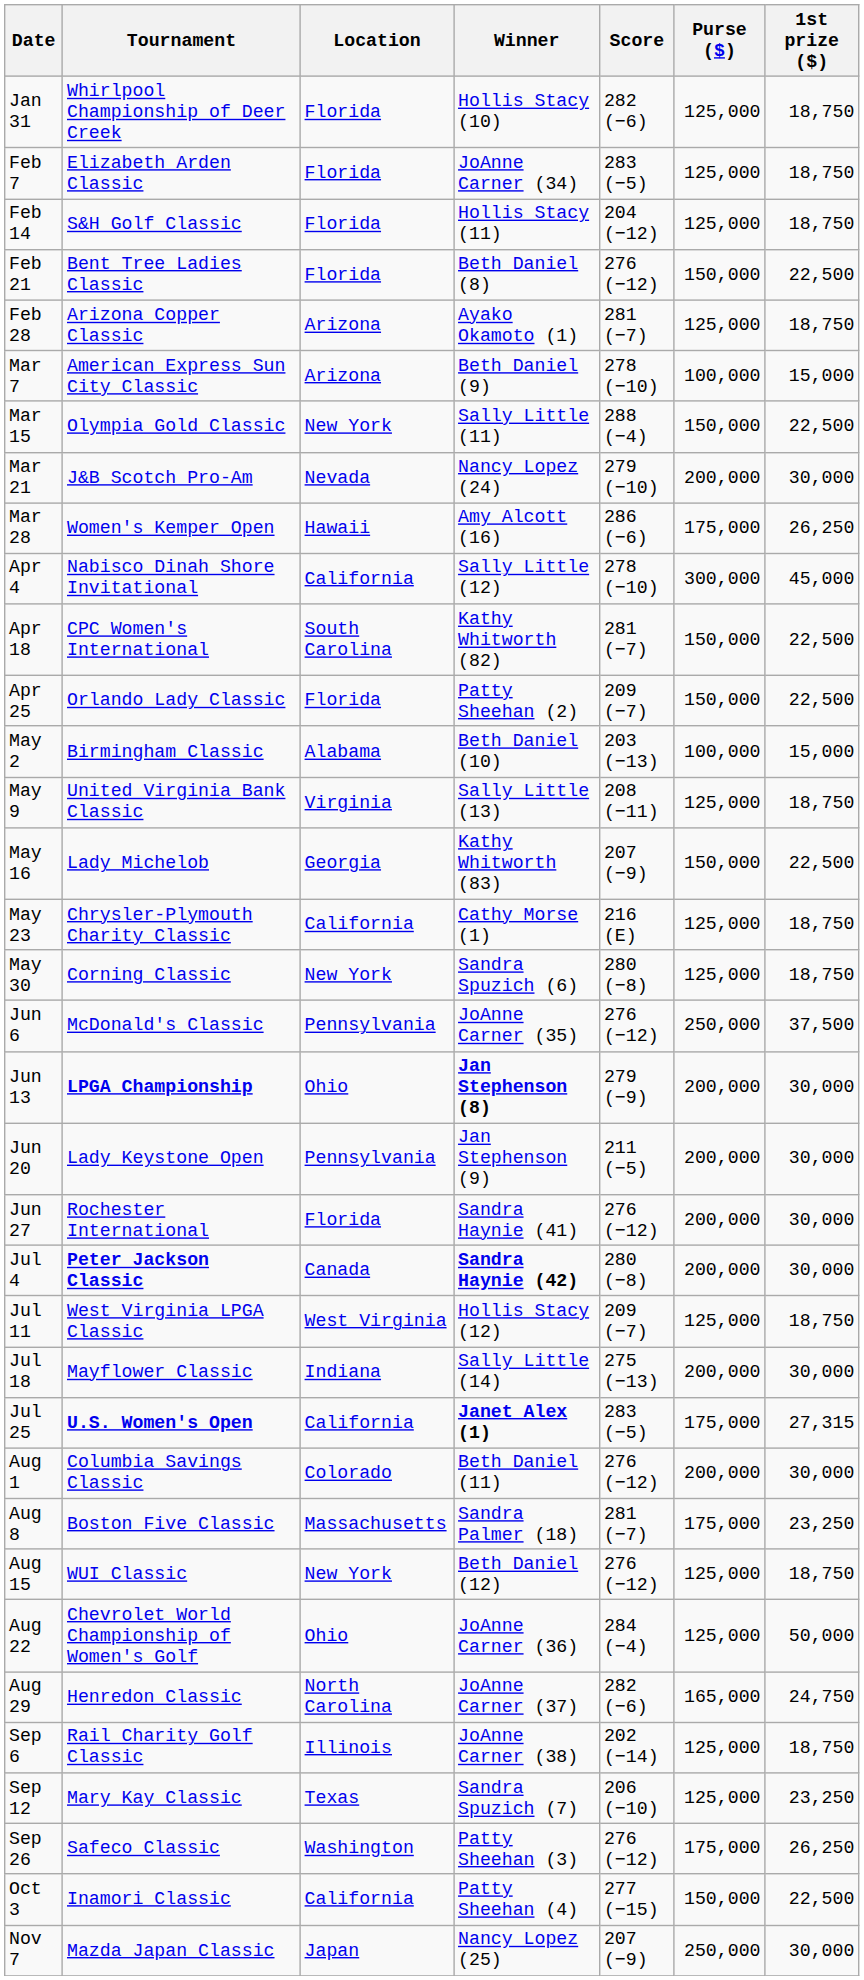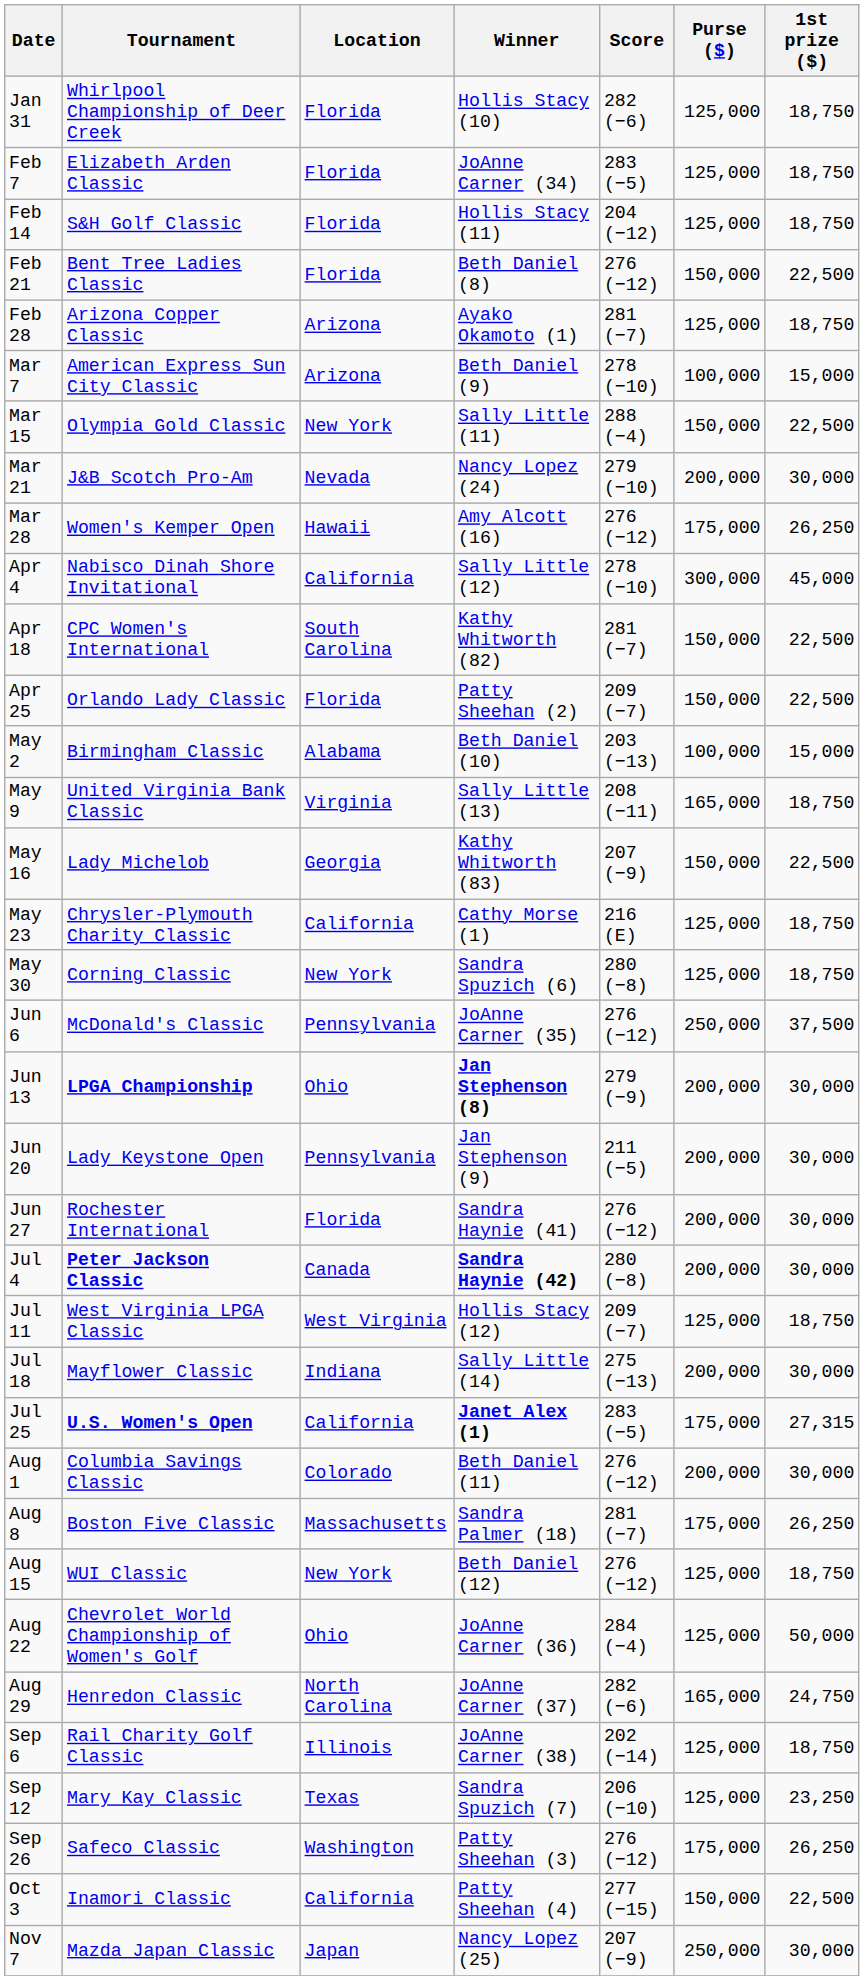(626, 528) 286 (−6) -> (631, 528) 276 (−12)
(722, 802) 125,000 -> (722, 802) 165,000
(822, 1524) 23,250 -> (822, 1524) 26,250
